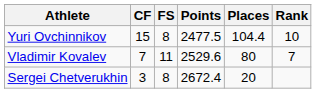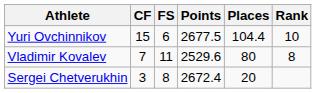(166, 36) 8 -> (166, 36) 6
(201, 36) 2477.5 -> (201, 36) 2677.5
(292, 57) 7 -> (292, 57) 8
